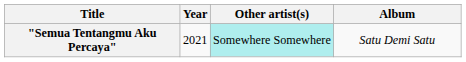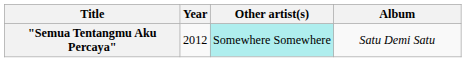(195, 40) 2021 -> (195, 40) 2012
